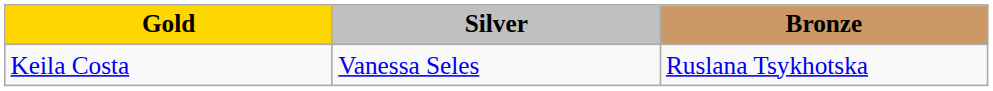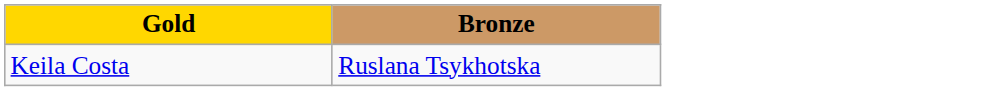- column: (496, 24)
